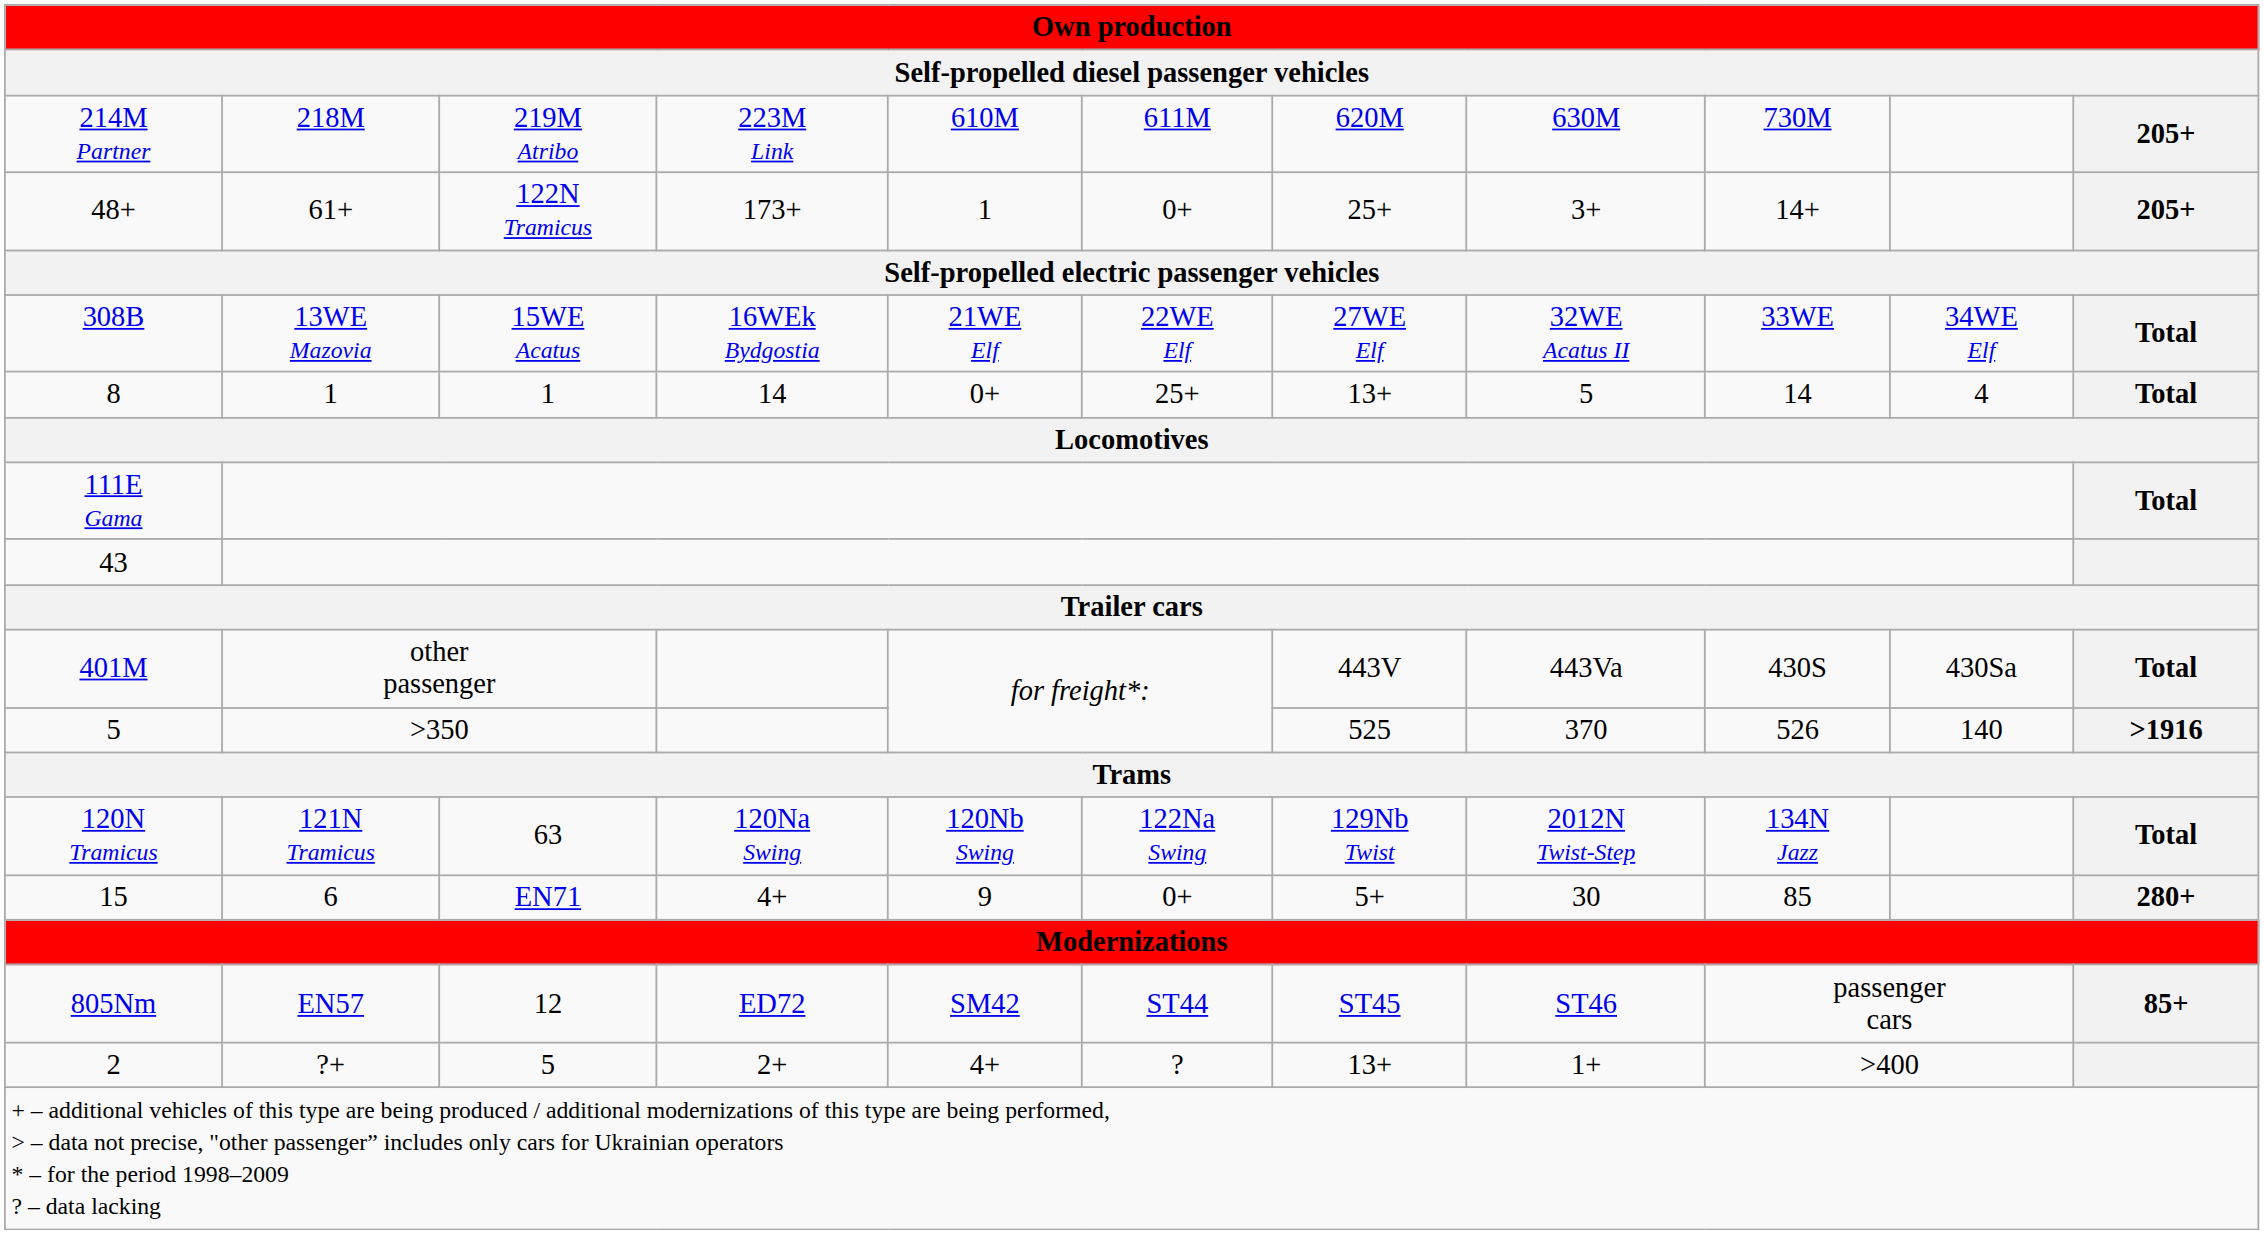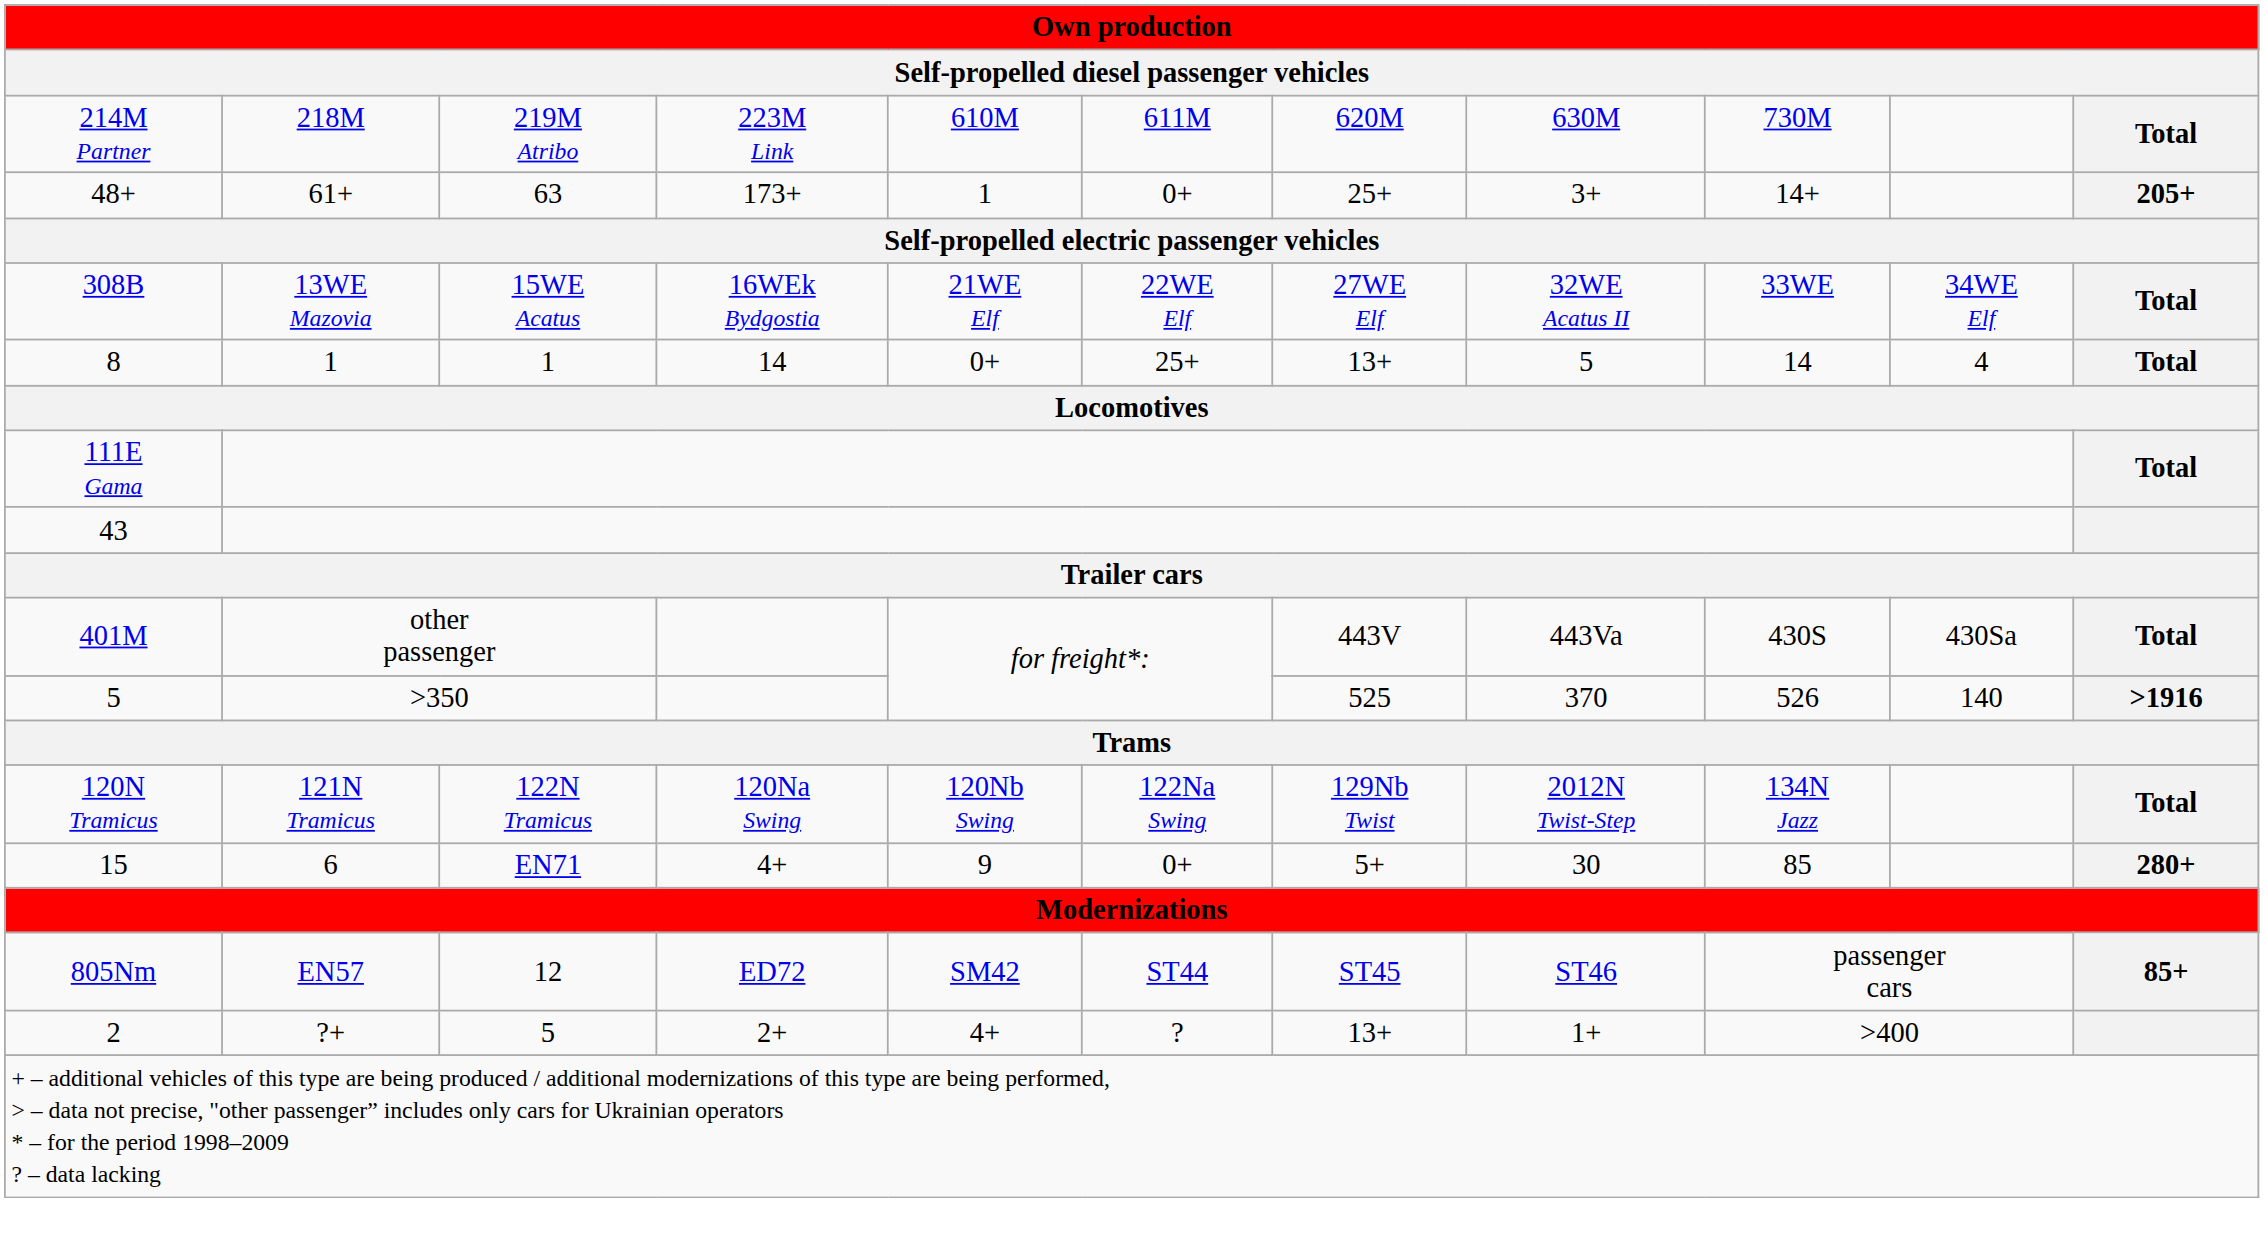(2166, 133) 205+ -> (2166, 133) Total
(548, 210) 122N Tramicus -> (548, 194) 63
(548, 835) 63 -> (548, 803) 122N Tramicus
